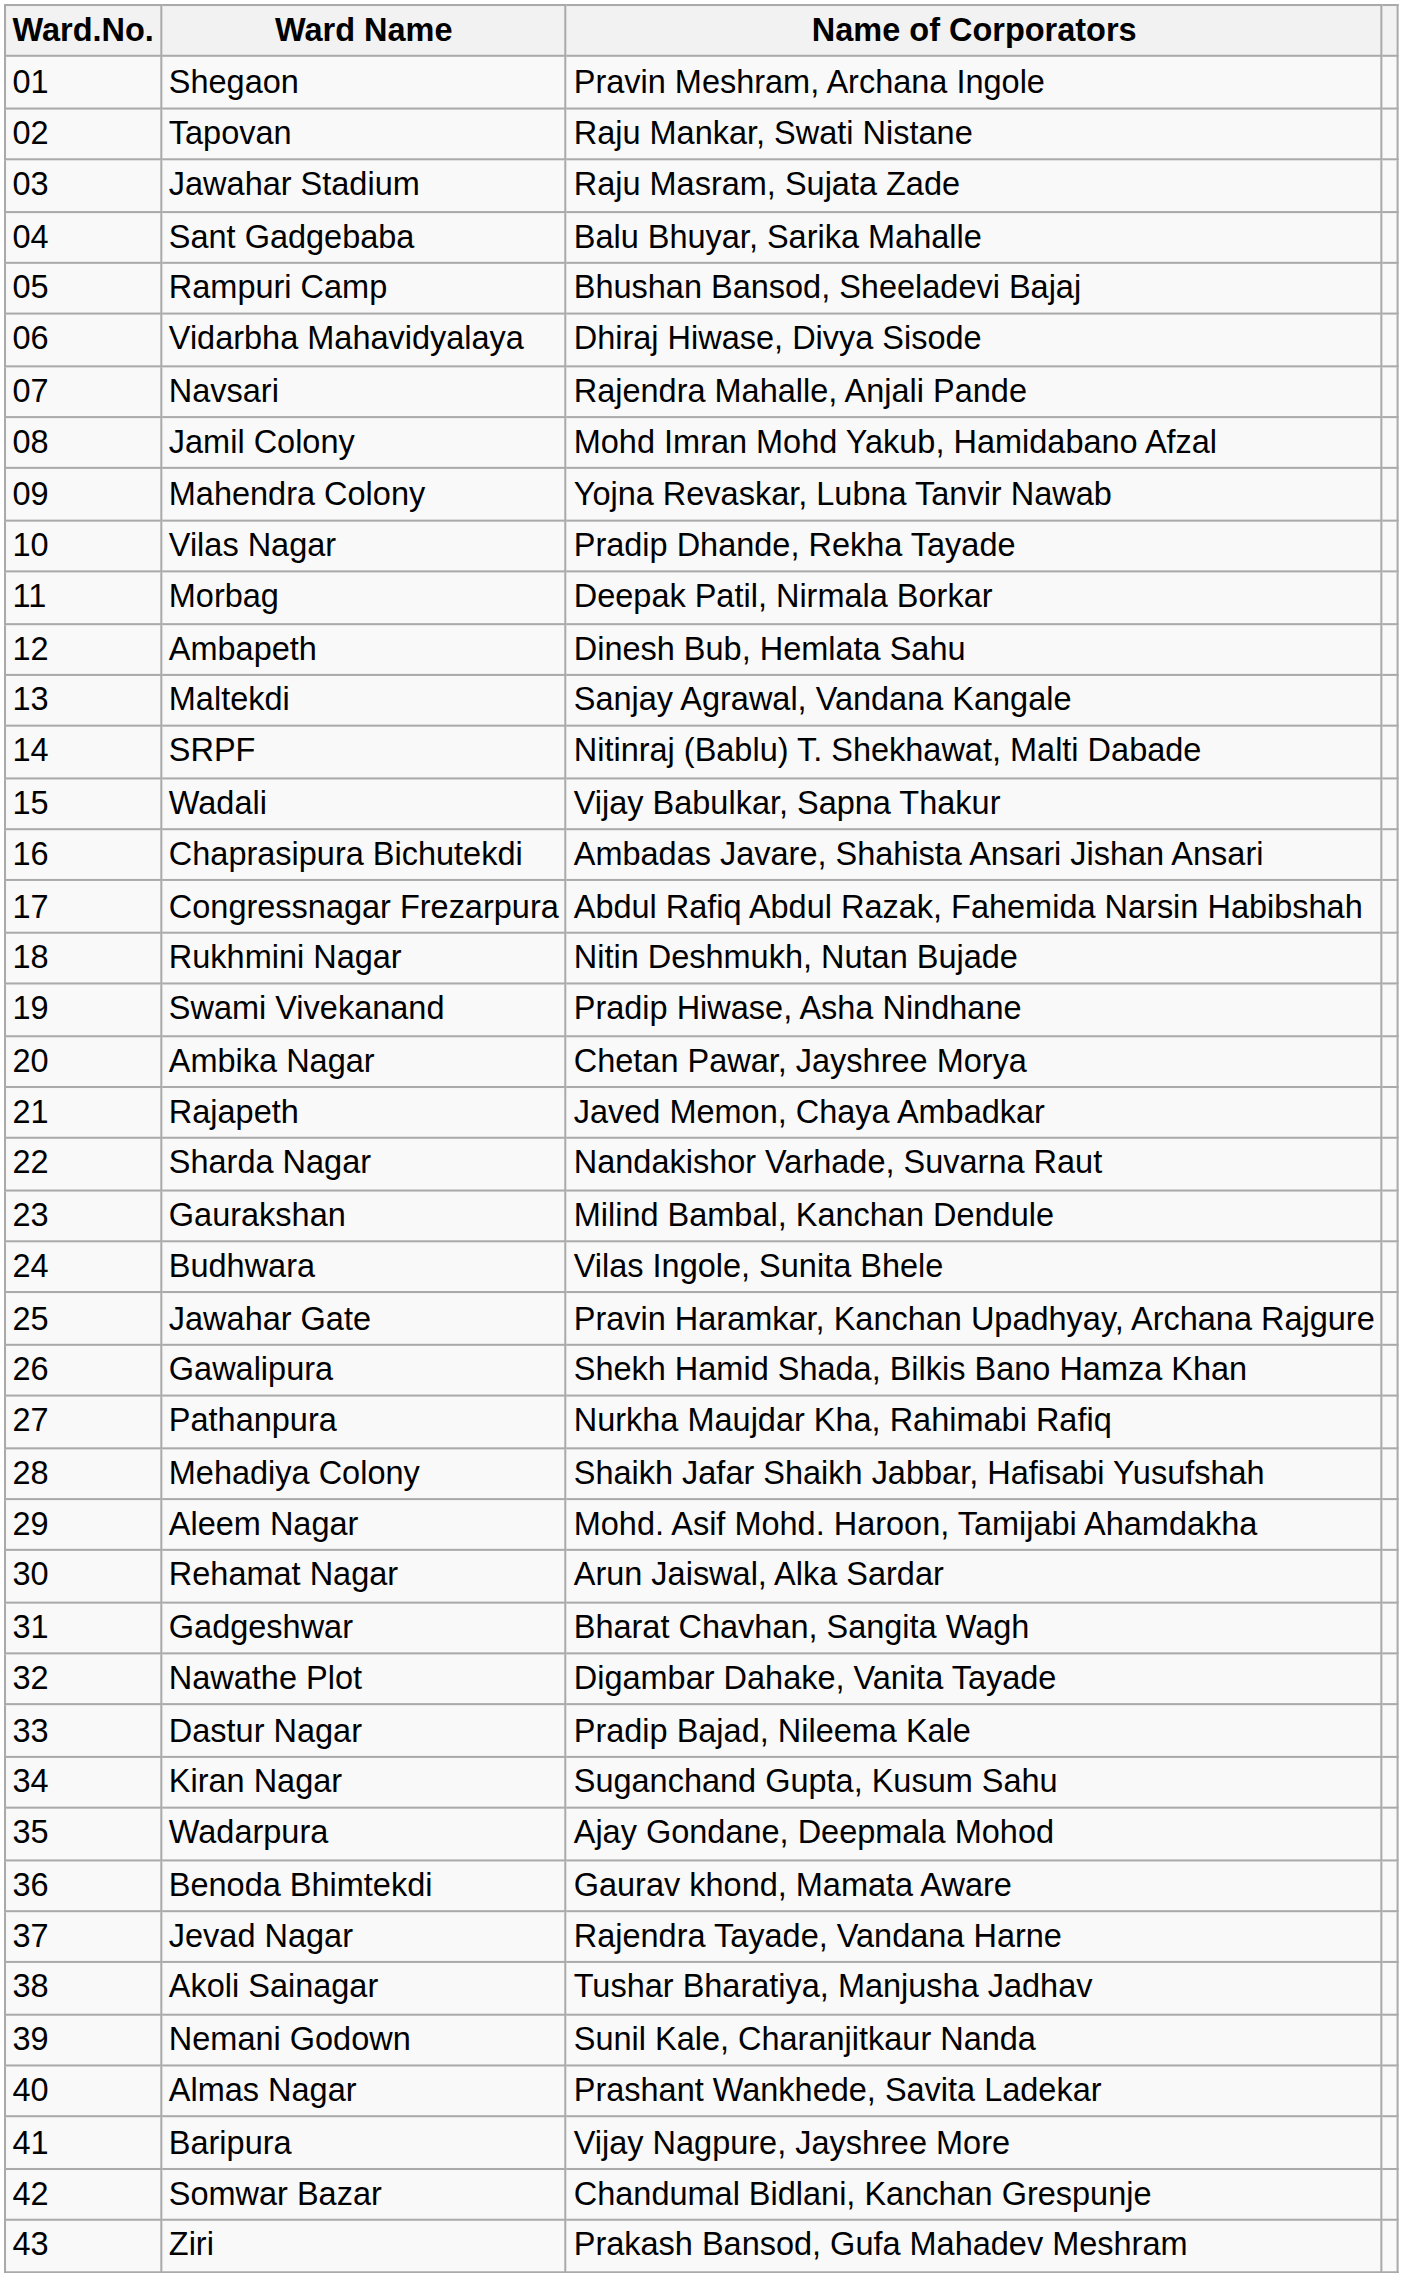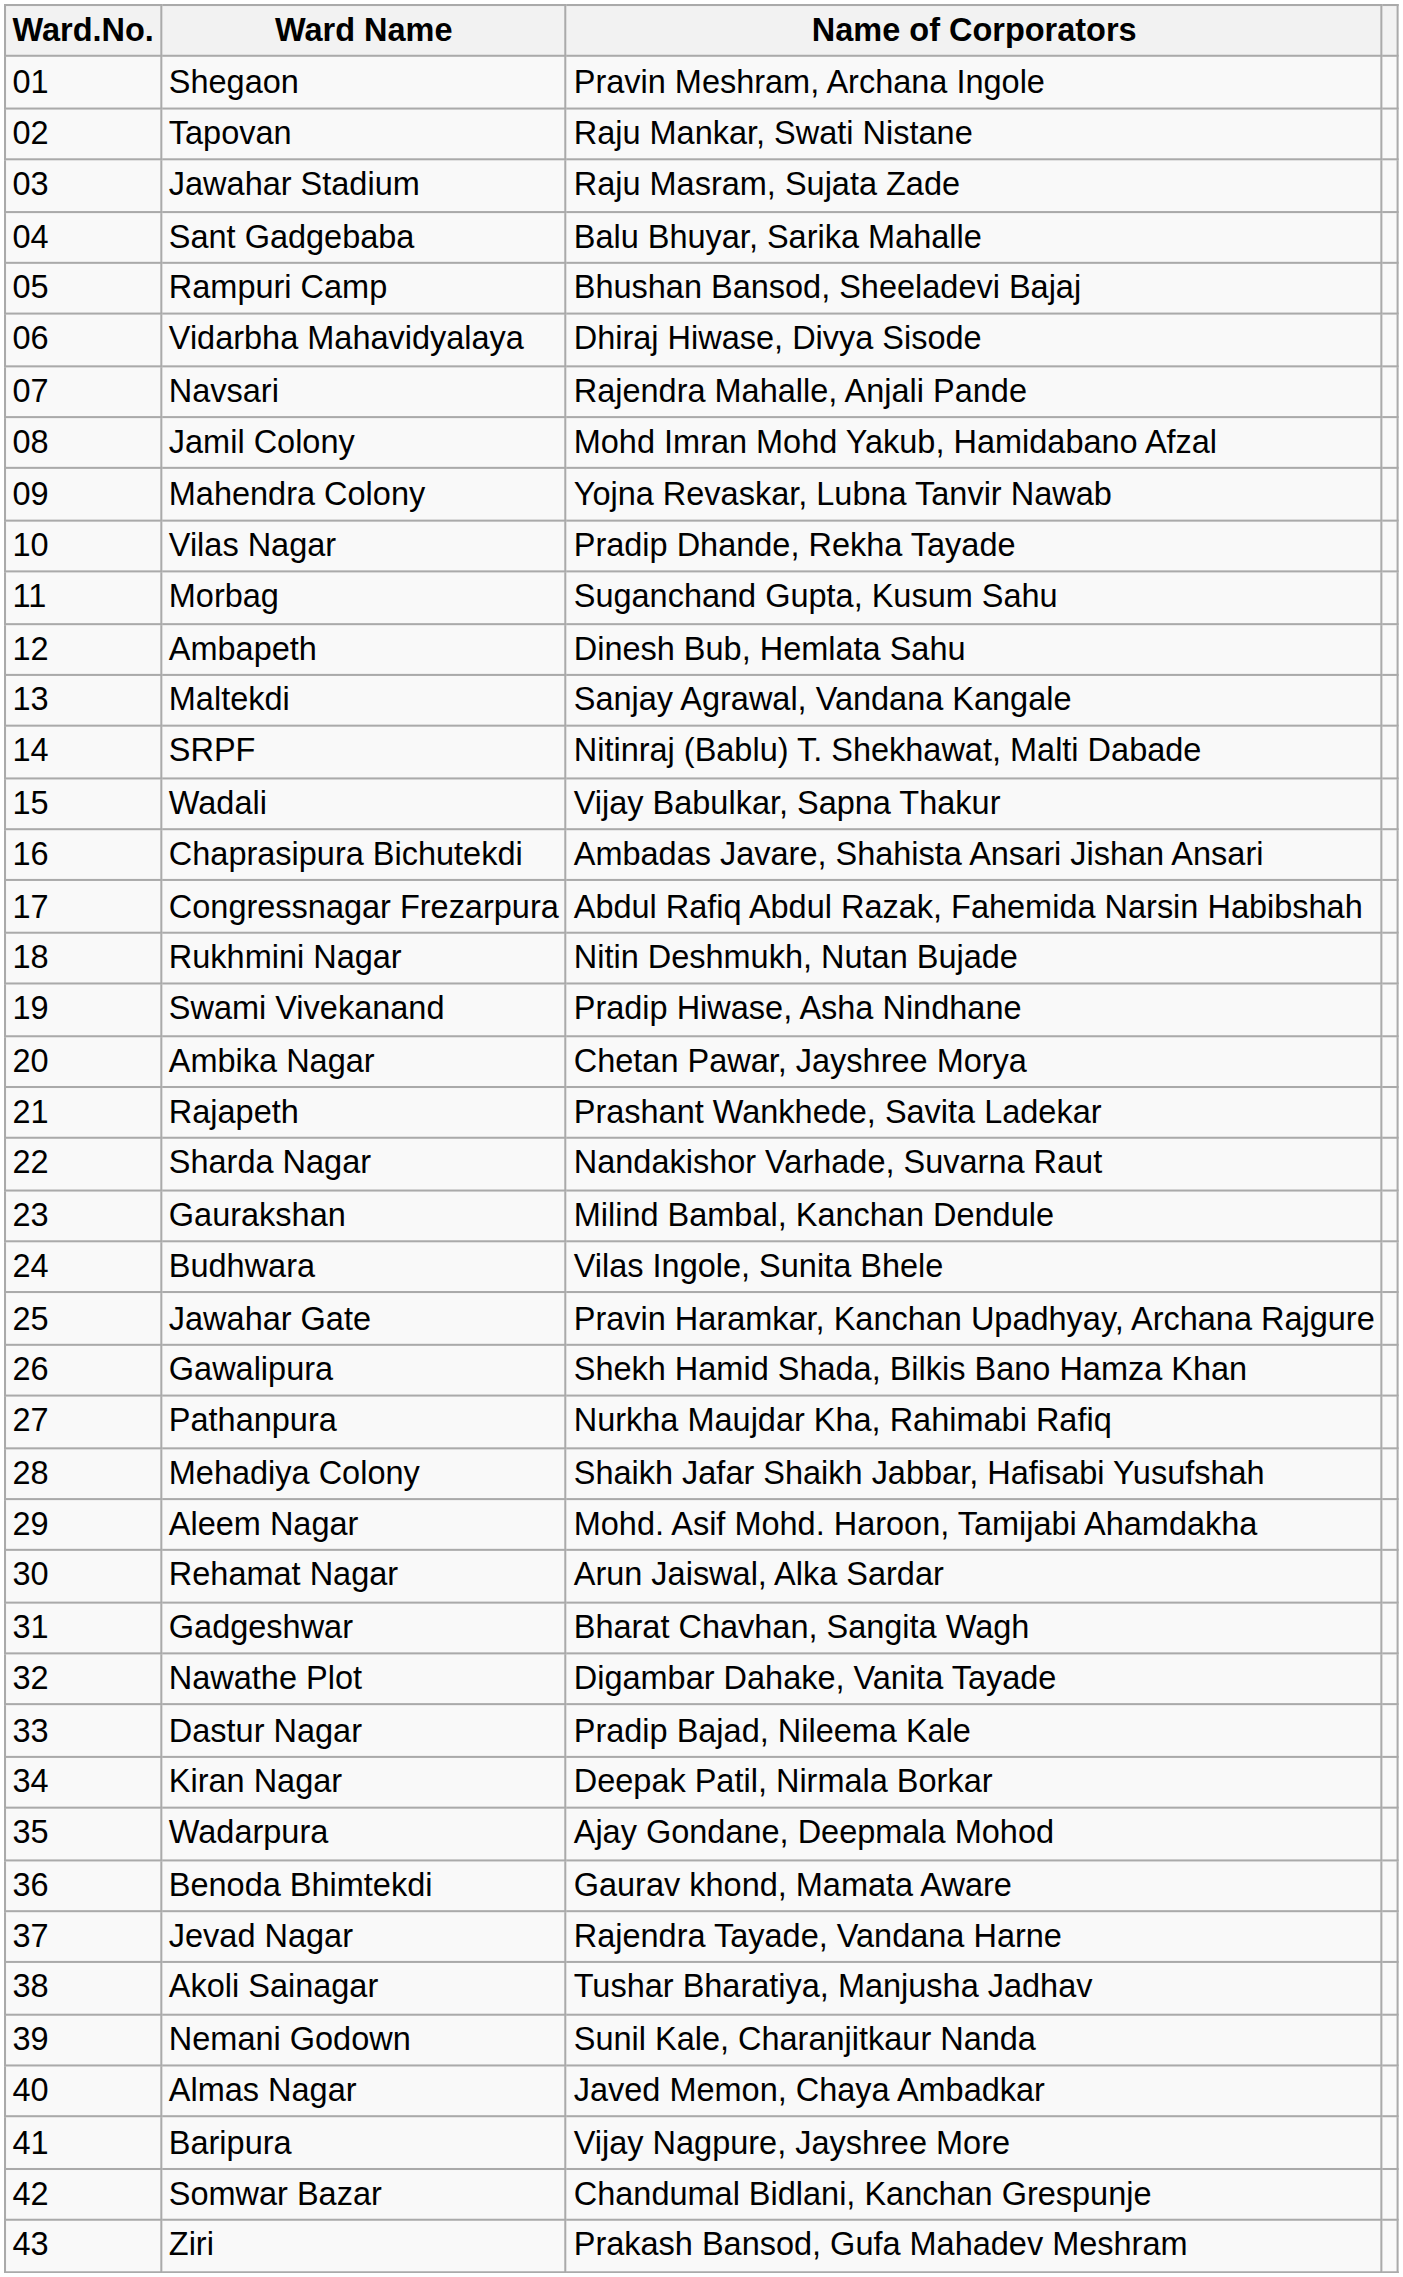(783, 596) Deepak Patil, Nirmala Borkar -> (816, 596) Suganchand Gupta, Kusum Sahu
(809, 1111) Javed Memon, Chaya Ambadkar -> (838, 1111) Prashant Wankhede, Savita Ladekar
(816, 1781) Suganchand Gupta, Kusum Sahu -> (783, 1781) Deepak Patil, Nirmala Borkar
(838, 2090) Prashant Wankhede, Savita Ladekar -> (809, 2090) Javed Memon, Chaya Ambadkar
